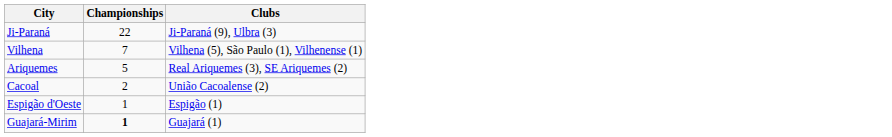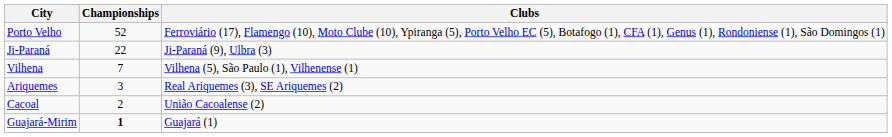+ row: (34, 31)
(125, 68) 5 -> (120, 86) 3
- row: (44, 104)
